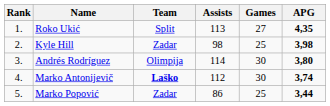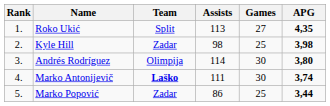(218, 77) 112 -> (218, 77) 111
